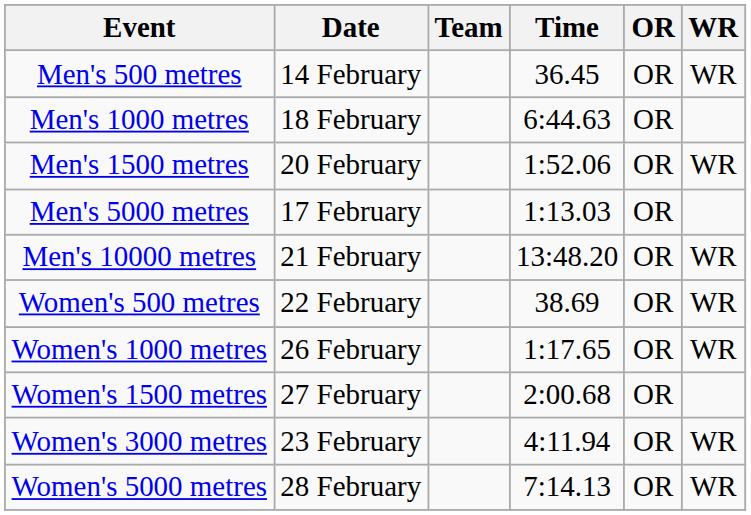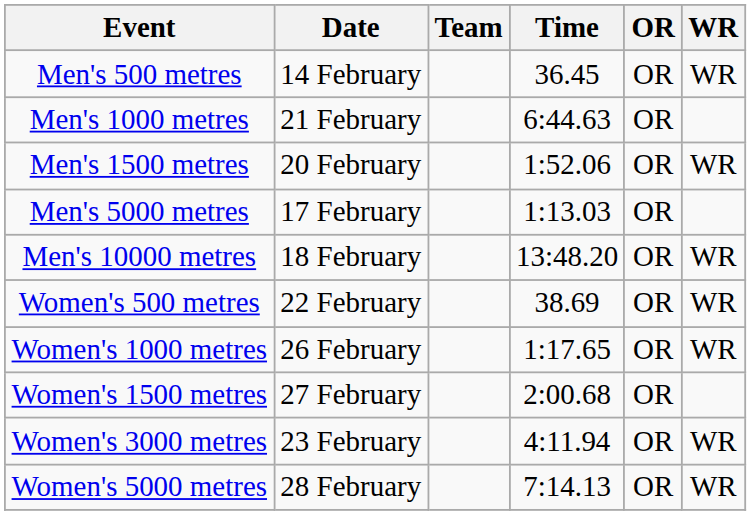(351, 119) 18 February -> (351, 119) 21 February
(351, 257) 21 February -> (351, 257) 18 February
